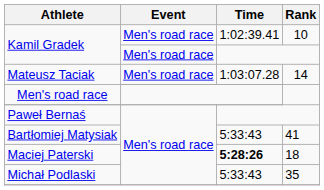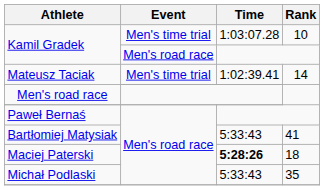(168, 35) Men's road race -> (168, 35) Men's time trial
(249, 35) 1:02:39.41 -> (249, 35) 1:03:07.28
(168, 75) Men's road race -> (168, 75) Men's time trial
(249, 75) 1:03:07.28 -> (249, 75) 1:02:39.41
